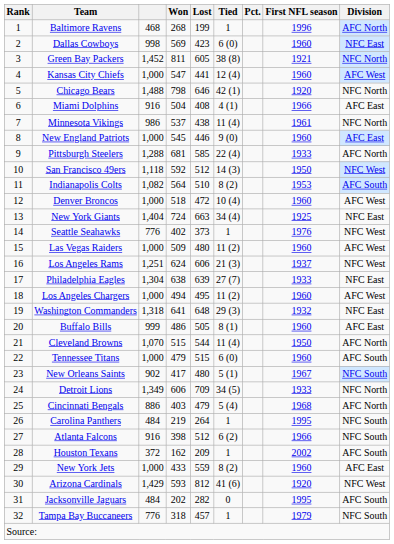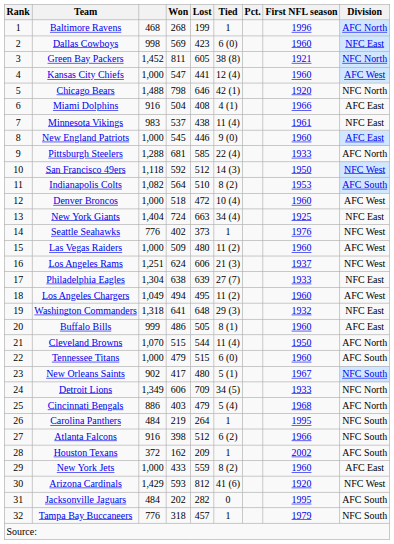(153, 122) 986 -> (153, 122) 983
(365, 122) NFC North -> (365, 122) NFC East
(153, 295) 1,000 -> (153, 295) 1,049
